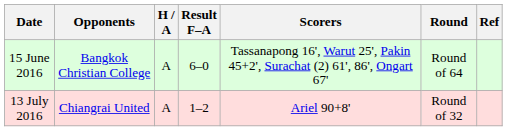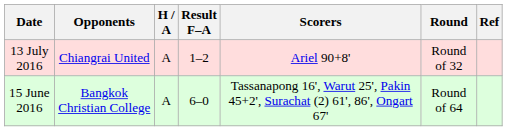rows swapped: (29, 65) <-> (29, 108)
